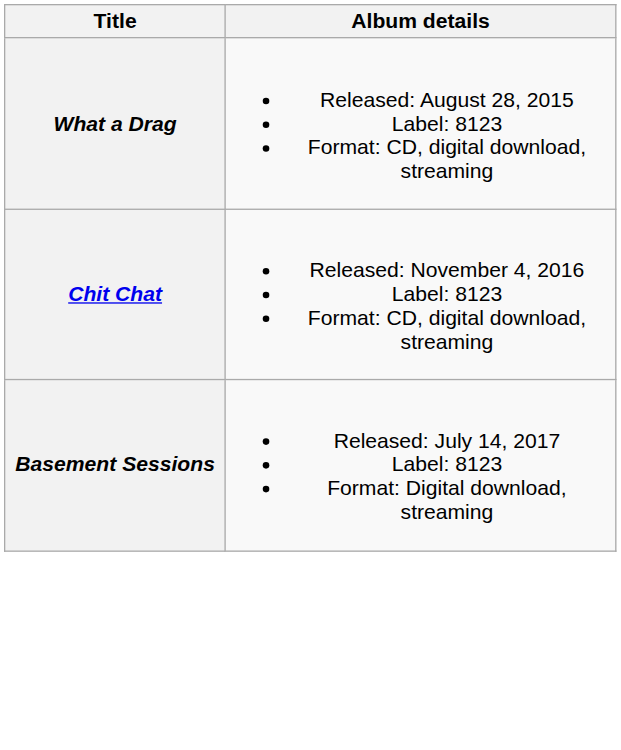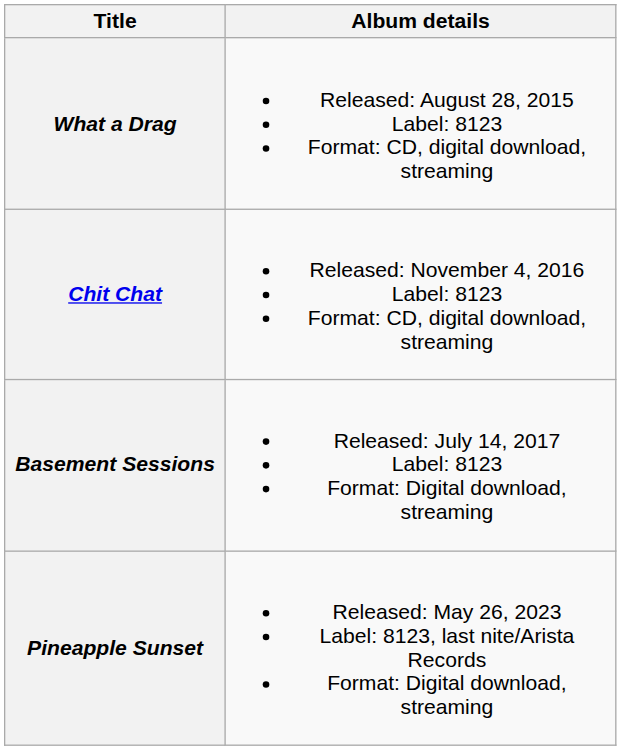+ row: (115, 647)
